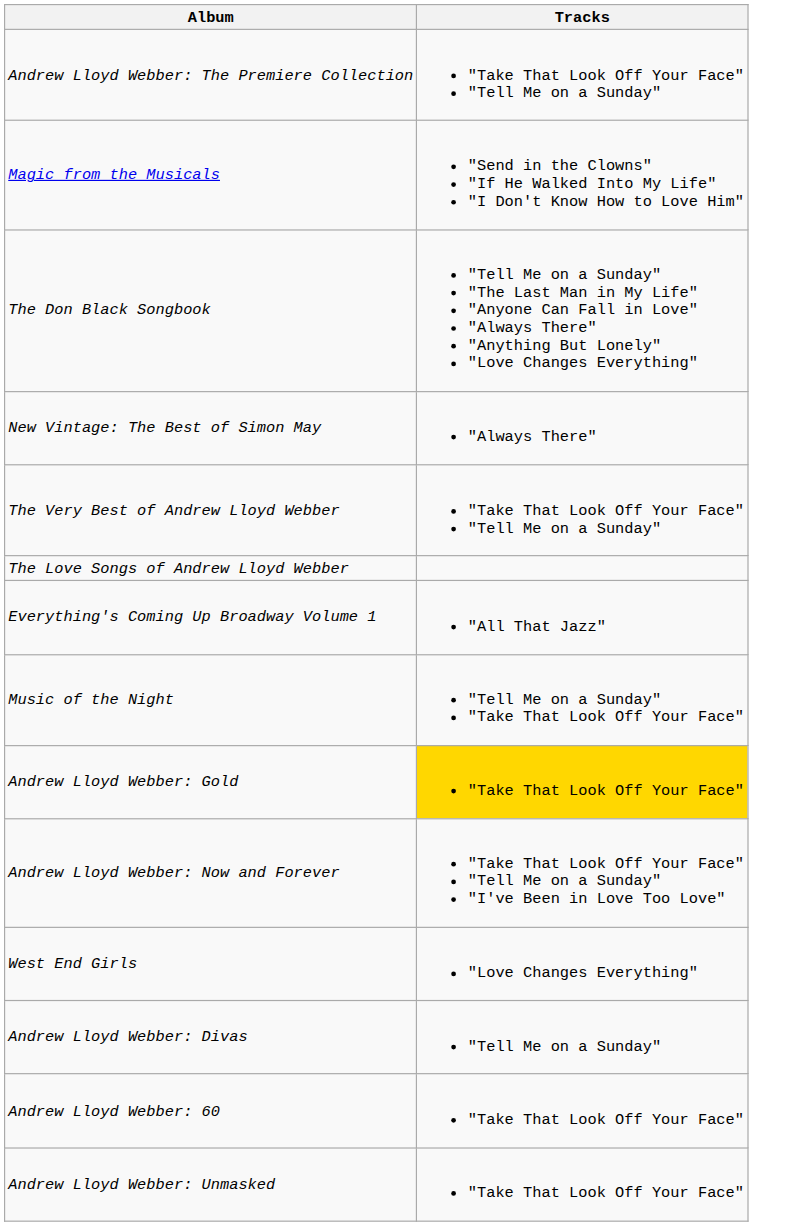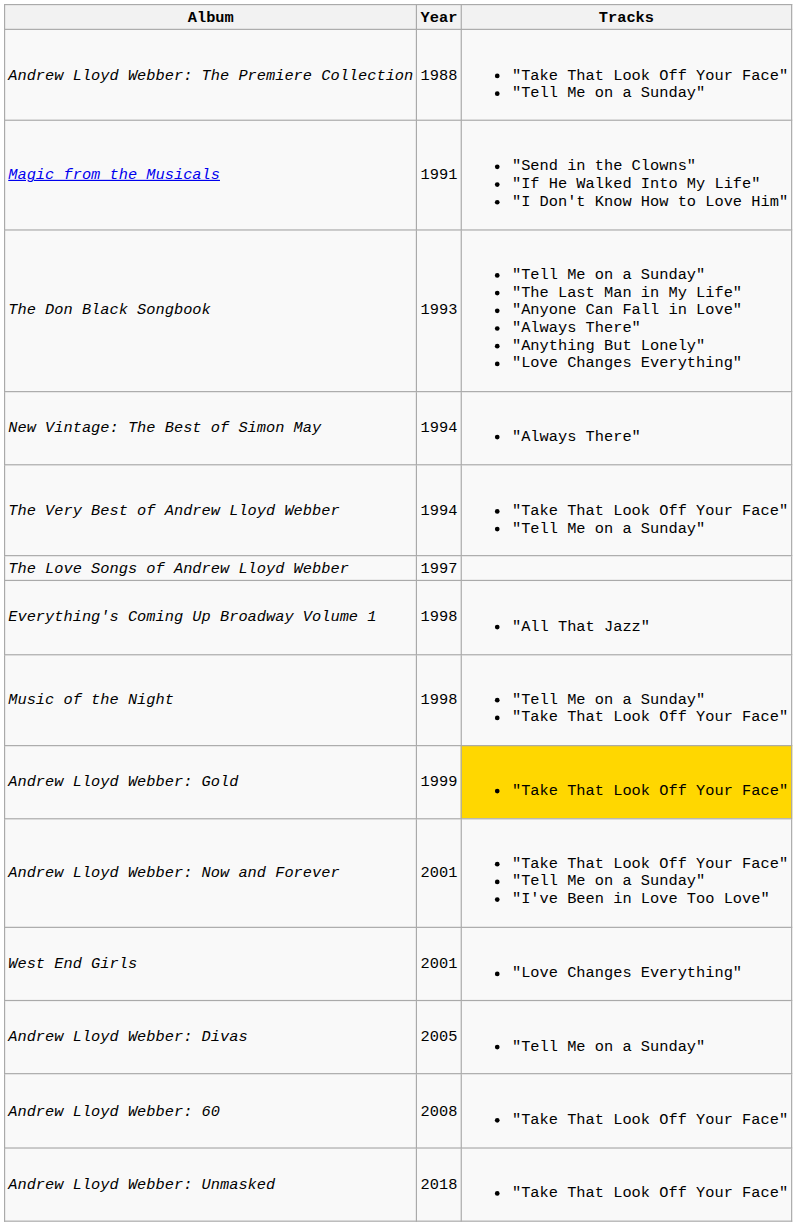+ column: (439, 17)
